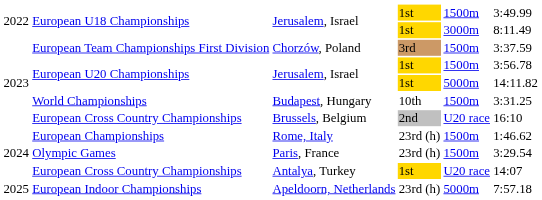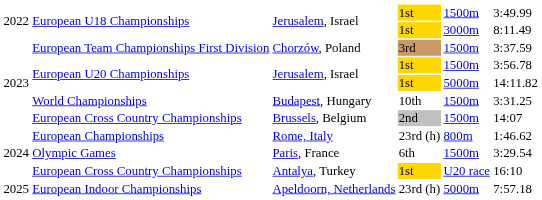(467, 118) U20 race -> (461, 118) 1500m
(508, 118) 16:10 -> (508, 118) 14:07
(461, 135) 1500m -> (458, 135) 800m
(419, 153) 23rd (h) -> (407, 153) 6th
(508, 171) 14:07 -> (508, 171) 16:10
